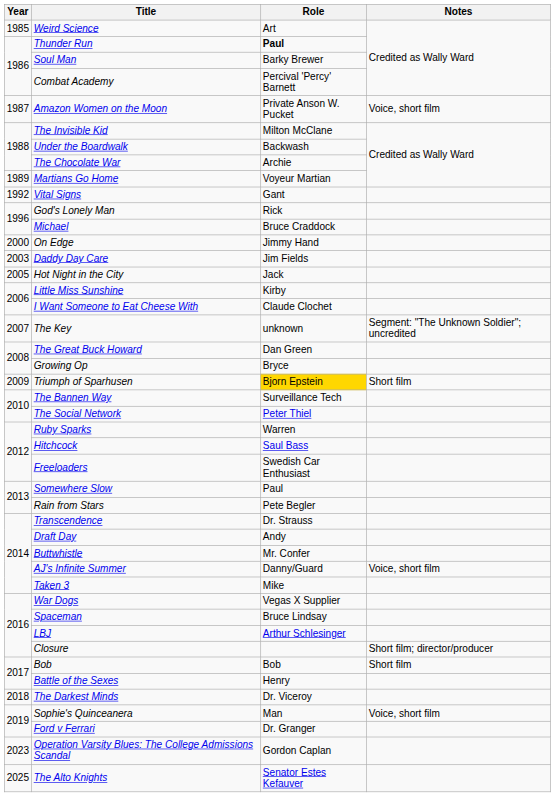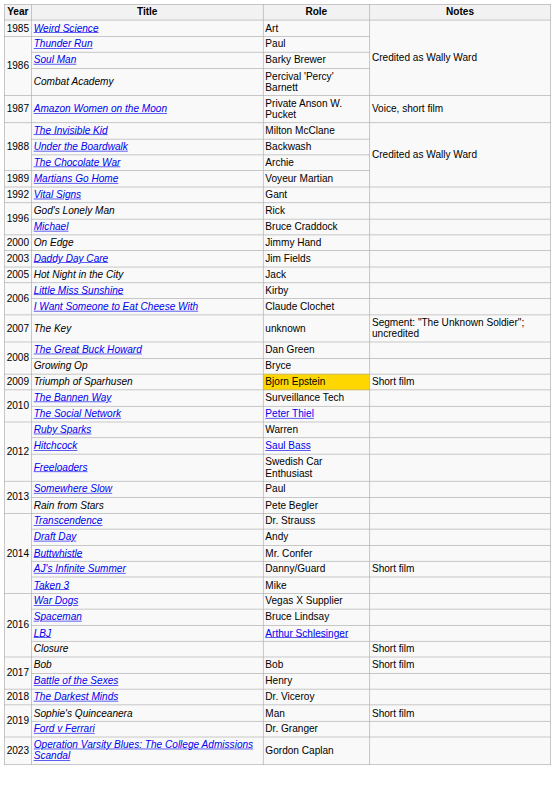(273, 44) bold -> (275, 44) normal
(404, 569) Voice, short film -> (393, 569) Short film
(431, 649) Short film; director/producer -> (393, 649) Short film
(404, 713) Voice, short film -> (393, 713) Short film
- row: (71, 778)
